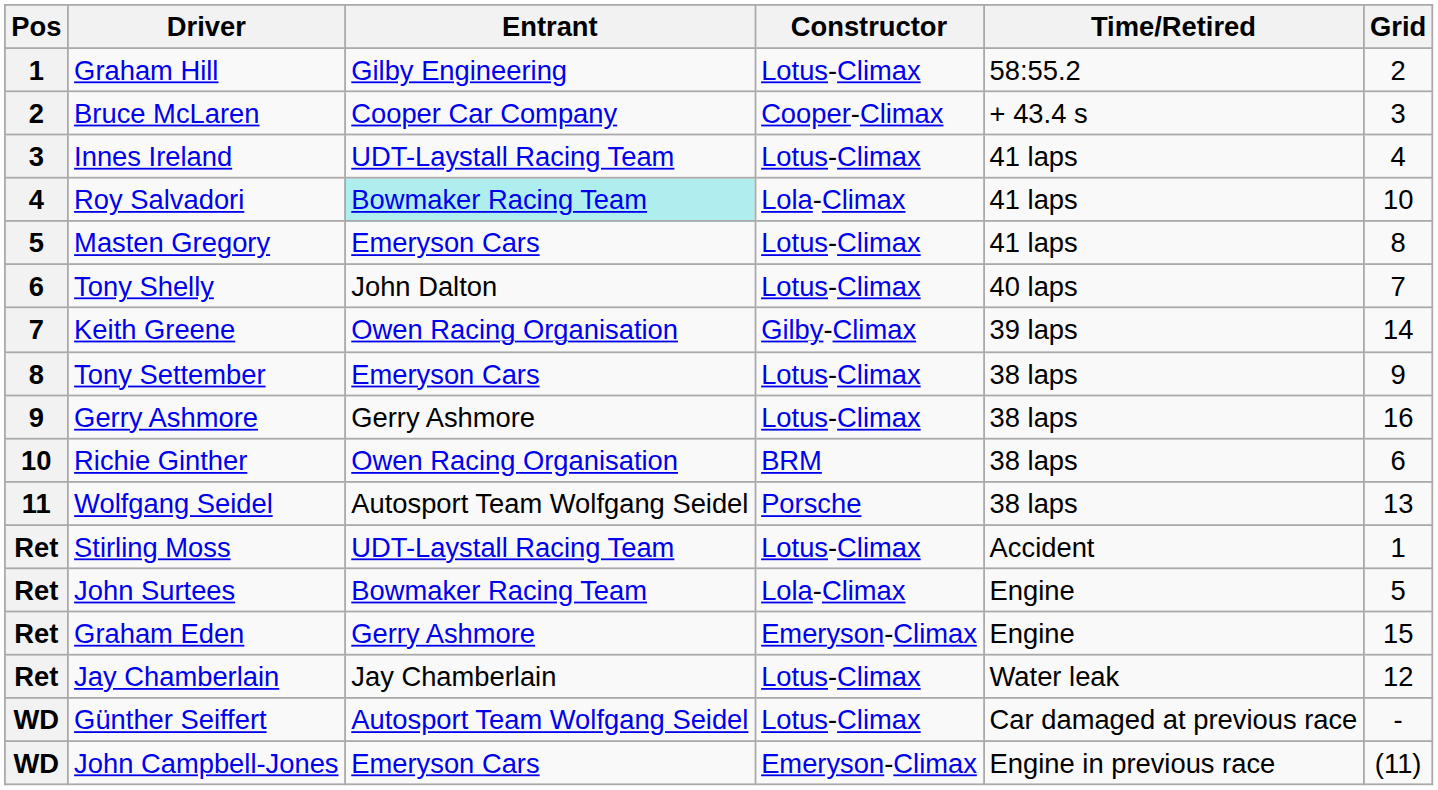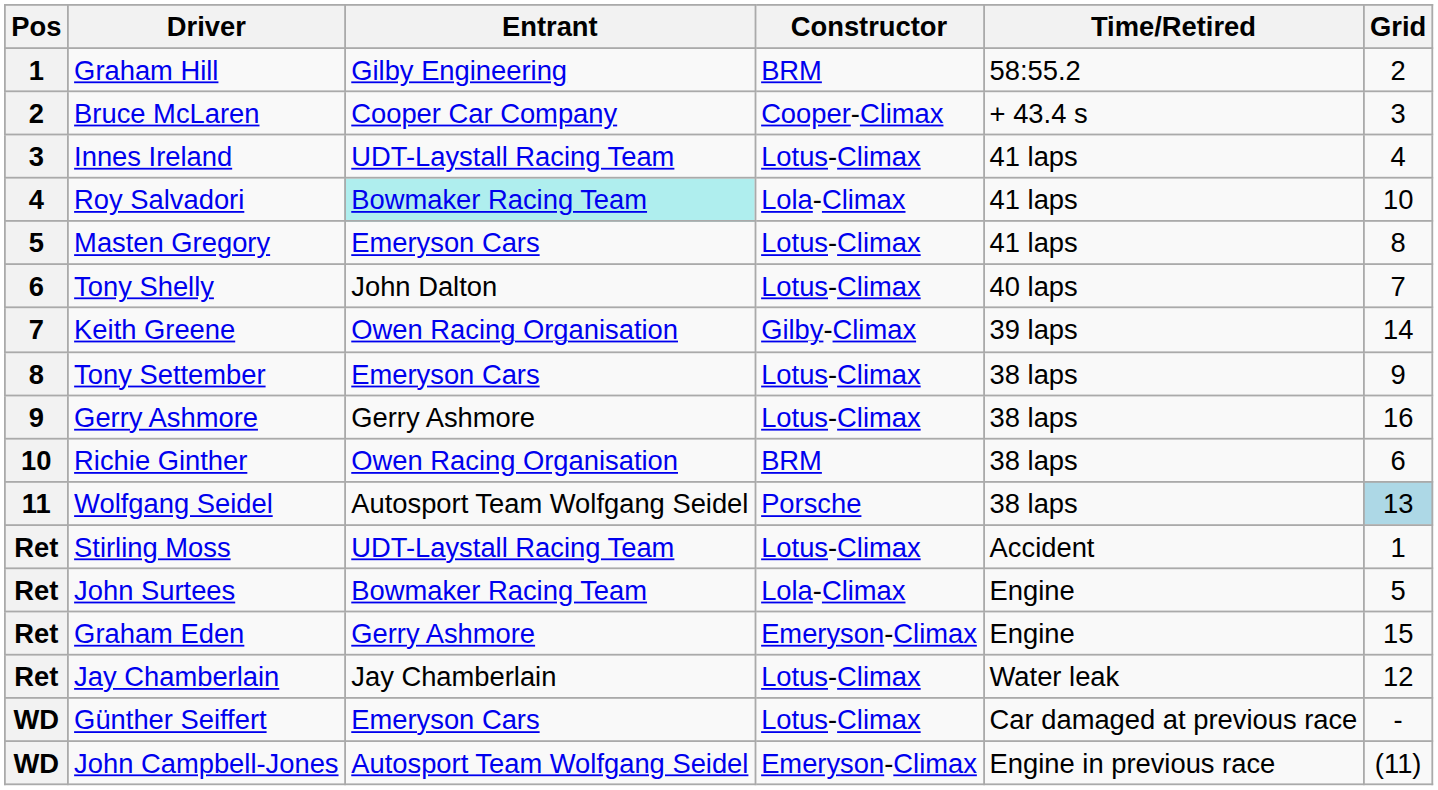(841, 70) Lotus-Climax -> (792, 70) BRM
(1398, 503) no background -> (1398, 503) lightblue background
(550, 720) Autosport Team Wolfgang Seidel -> (445, 720) Emeryson Cars
(445, 763) Emeryson Cars -> (550, 763) Autosport Team Wolfgang Seidel
